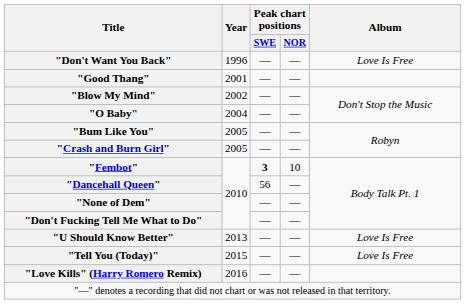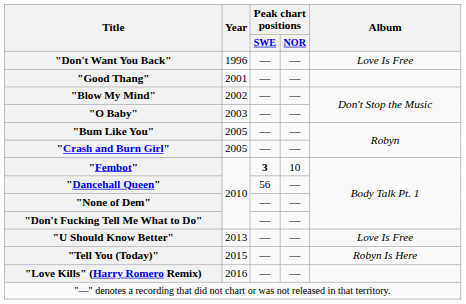(236, 113) 2004 -> (236, 113) 2003
(385, 255) Love Is Free -> (385, 255) Robyn Is Here
